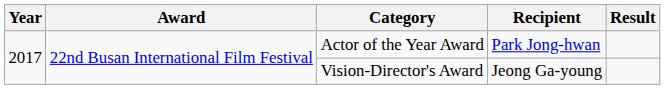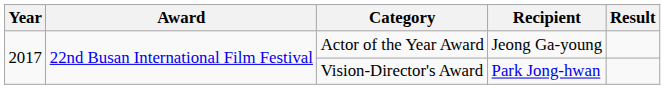(546, 44) Park Jong-hwan -> (547, 44) Jeong Ga-young
(547, 71) Jeong Ga-young -> (546, 71) Park Jong-hwan
